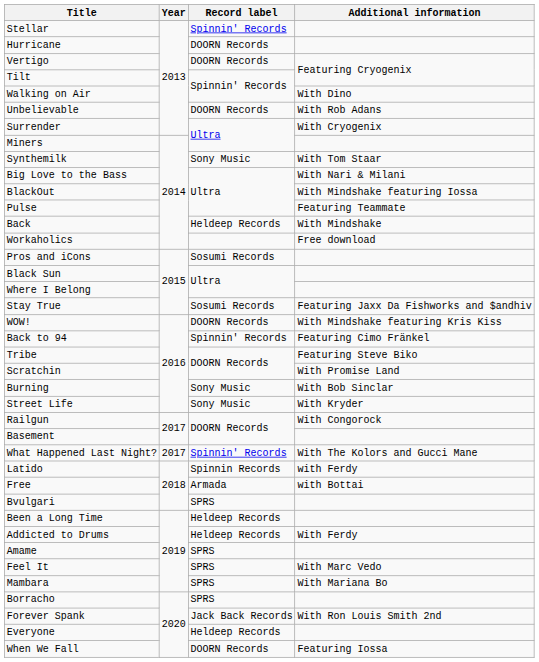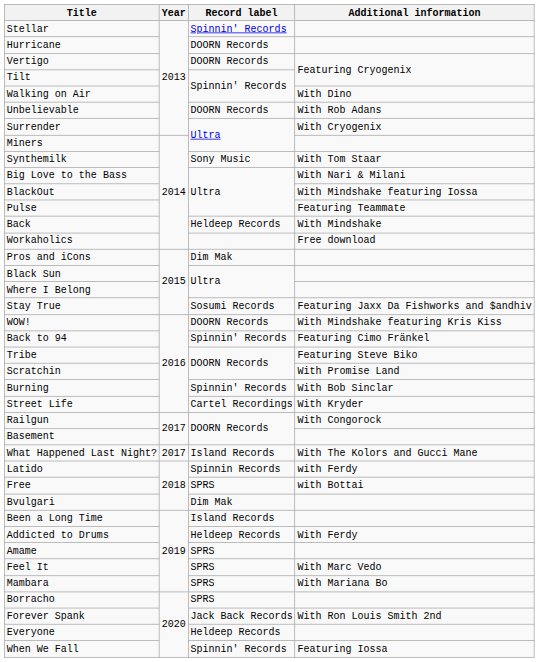(233, 257) Sosumi Records -> (212, 257) Dim Mak
(221, 388) Sony Music -> (239, 388) Spinnin' Records
(221, 404) Sony Music -> (242, 404) Cartel Recordings
(239, 453) Spinnin' Records -> (233, 453) Island Records
(209, 486) Armada -> (203, 486) SPRS
(203, 502) SPRS -> (212, 502) Dim Mak
(236, 518) Heldeep Records -> (233, 518) Island Records
(230, 649) DOORN Records -> (239, 649) Spinnin' Records
